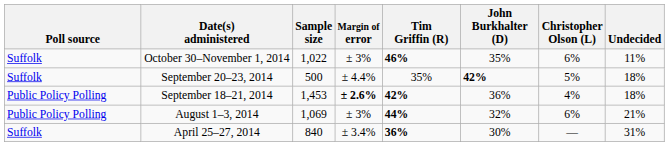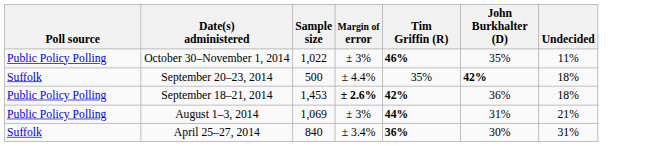- column: (572, 33)
(24, 58) Suffolk -> (57, 58) Public Policy Polling
(500, 114) 32% -> (500, 114) 31%
